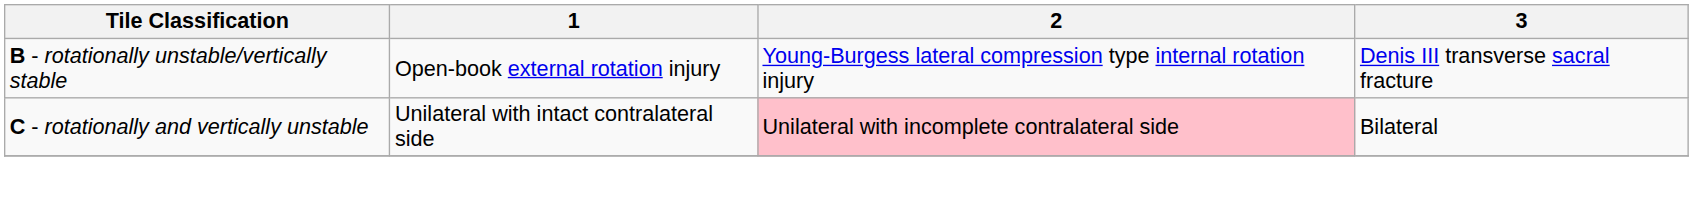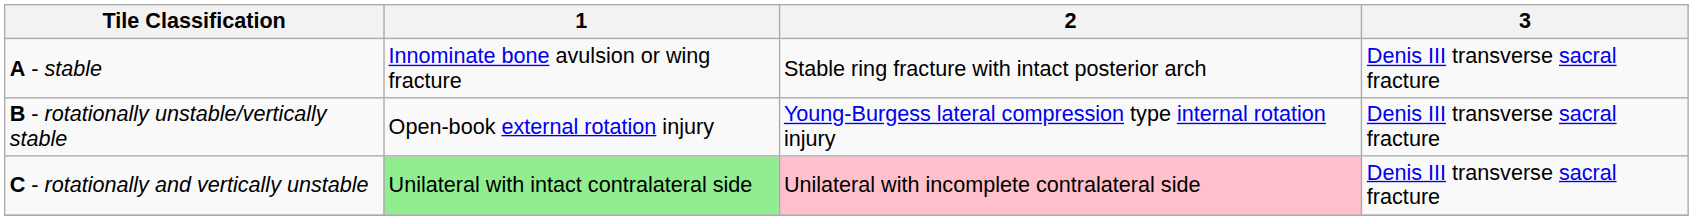+ row: (56, 68)
(554, 126) no background -> (570, 185) lightgreen background
(1399, 126) Bilateral -> (1492, 185) Denis III transverse sacral fracture
